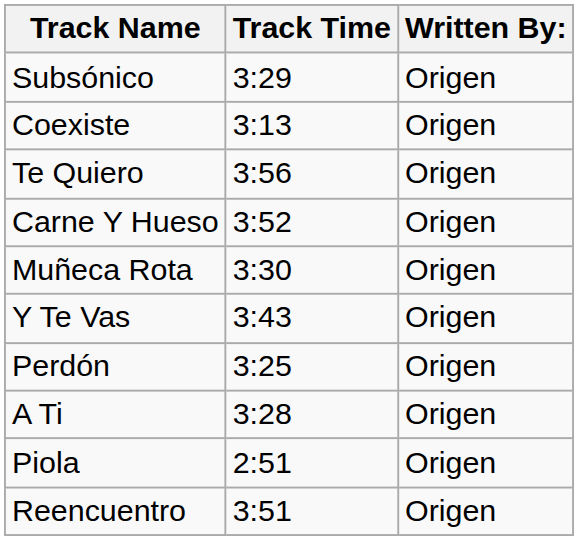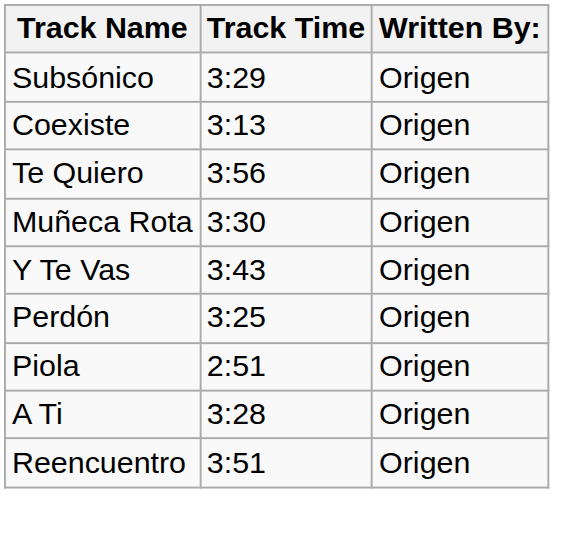- row: (115, 221)
rows swapped: (46, 462) <-> (37, 414)
